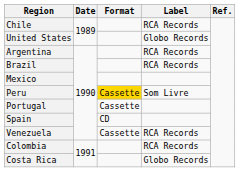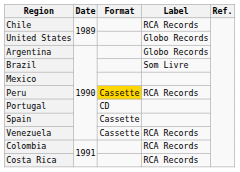(171, 52) RCA Records -> (176, 52) Globo Records
(171, 65) RCA Records -> (166, 65) Som Livre
(166, 92) Som Livre -> (171, 92) RCA Records
(119, 106) Cassette -> (104, 106) CD
(104, 120) CD -> (119, 120) Cassette
(176, 160) Globo Records -> (171, 160) RCA Records
